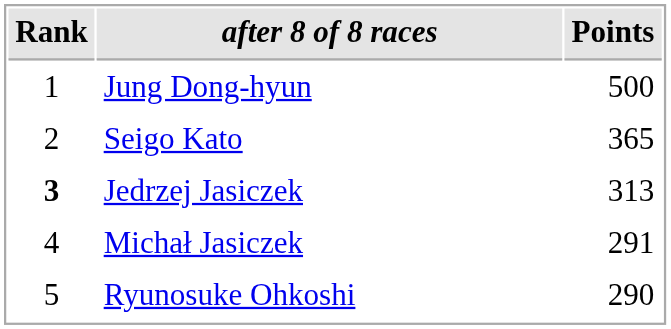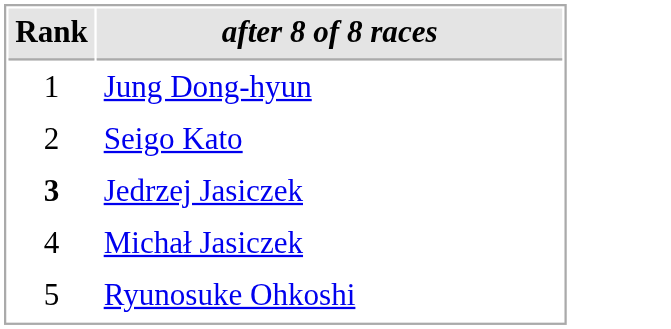- column: (613, 32)
